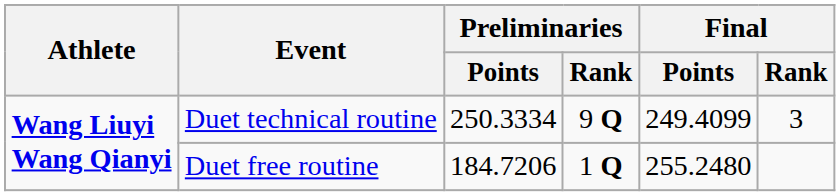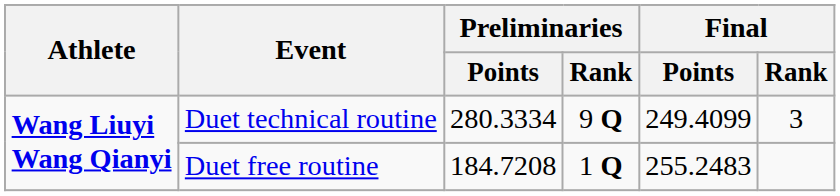(503, 119) 250.3334 -> (503, 119) 280.3334
(503, 166) 184.7206 -> (503, 166) 184.7208
(698, 166) 255.2480 -> (698, 166) 255.2483
